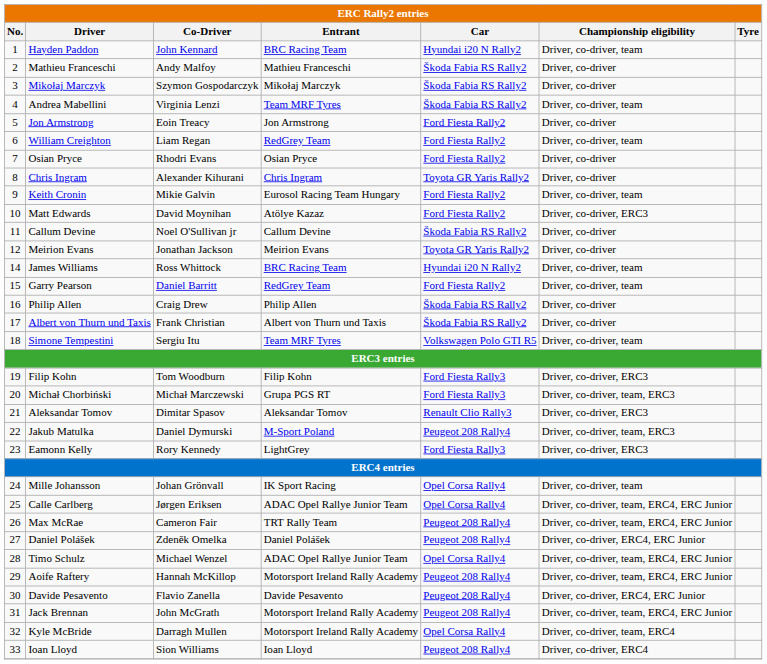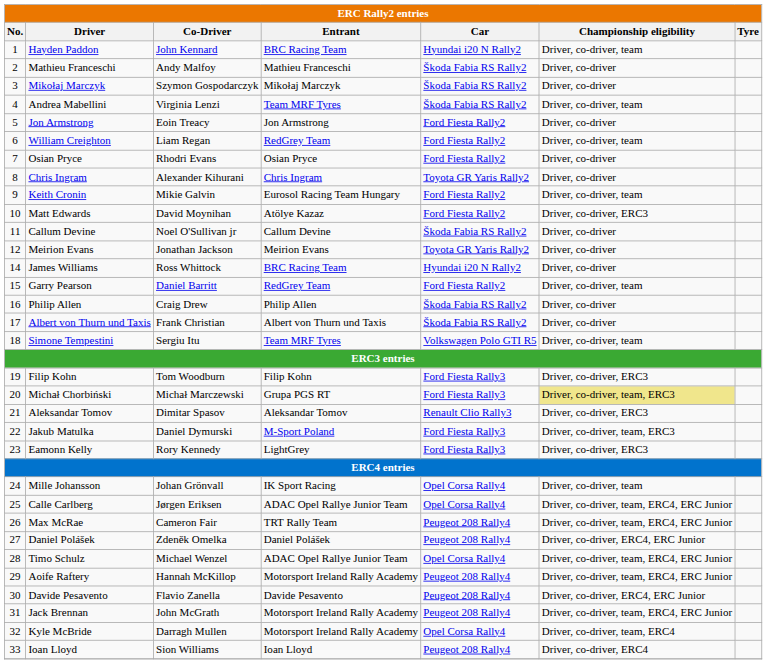(592, 267) Driver, co-driver, team -> (579, 267) Driver, co-driver
(608, 394) no background -> (608, 394) khaki background
(467, 431) Peugeot 208 Rally4 -> (464, 431) Ford Fiesta Rally3
